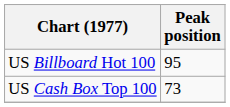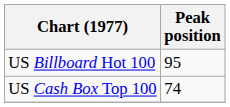(173, 89) 73 -> (173, 89) 74
